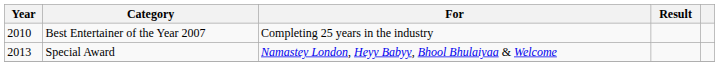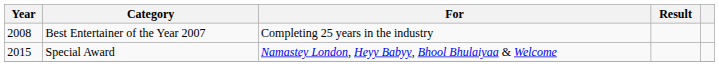(19, 33) 2010 -> (19, 33) 2008
(19, 52) 2013 -> (19, 52) 2015
